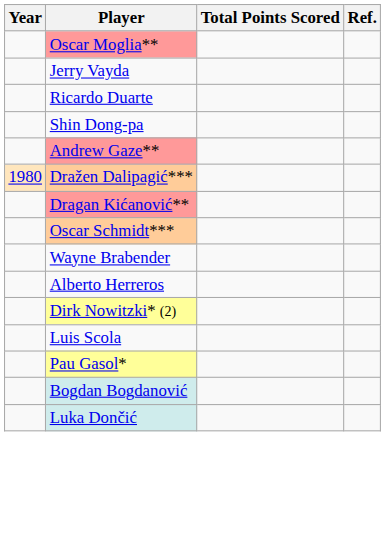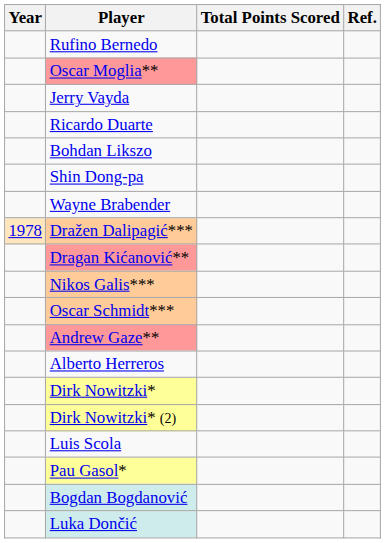+ row: (104, 44)
+ row: (101, 151)
rows swapped: (110, 257) <-> (105, 151)
(25, 177) 1980 -> (25, 230) 1978
+ row: (102, 284)
+ row: (103, 390)
